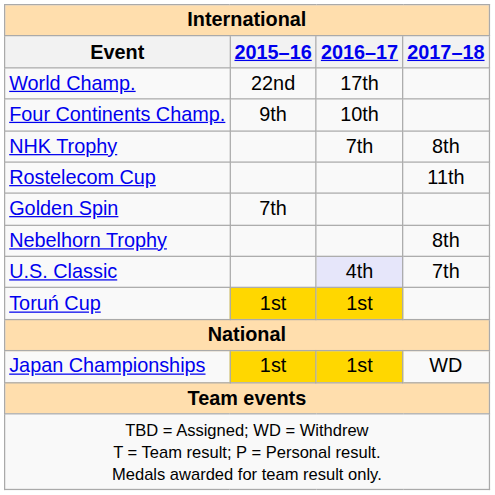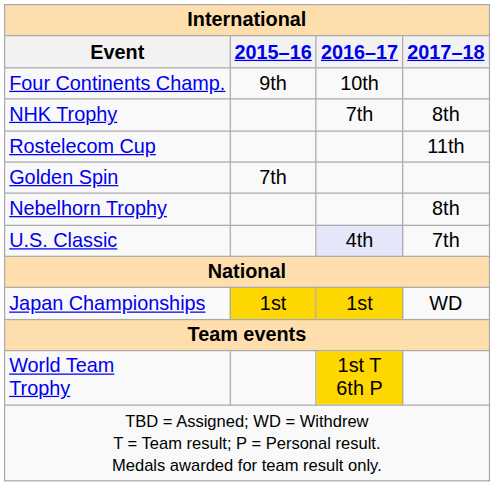- row: (72, 83)
- row: (55, 303)
+ row: (62, 377)
